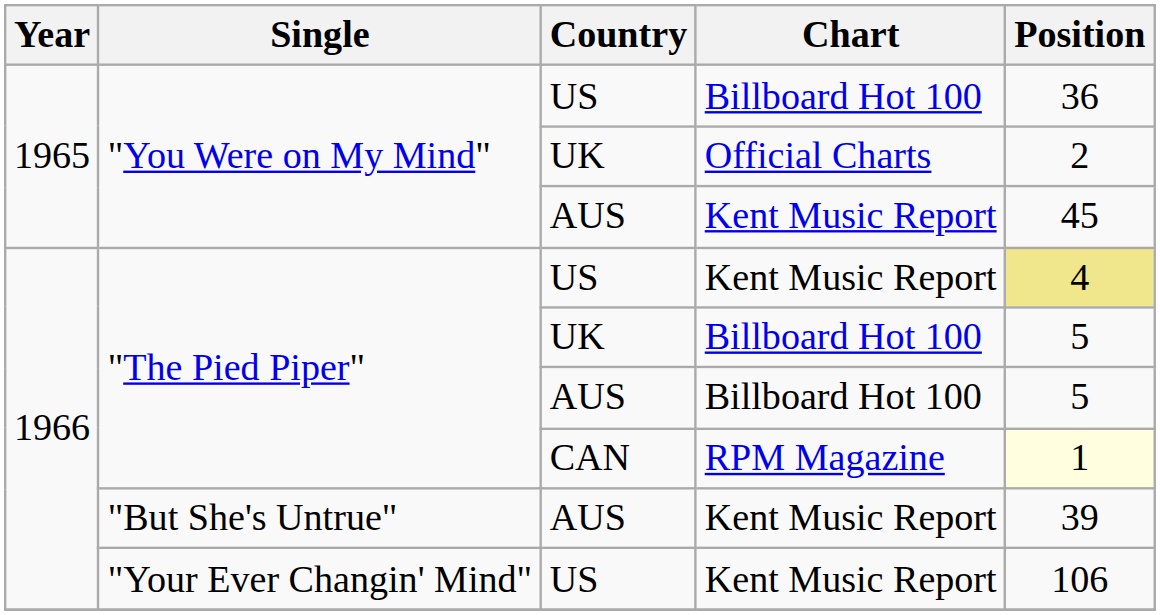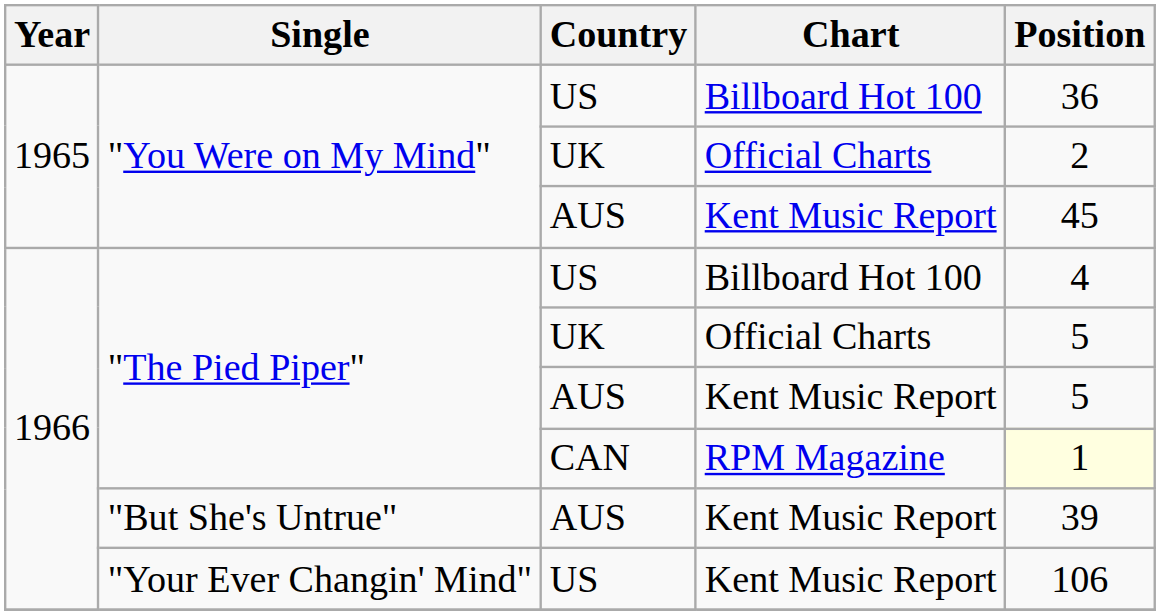(851, 276) Kent Music Report -> (843, 276) Billboard Hot 100
(1080, 276) khaki background -> (1080, 276) no background
(843, 336) Billboard Hot 100 -> (818, 336) Official Charts
(843, 397) Billboard Hot 100 -> (851, 397) Kent Music Report
